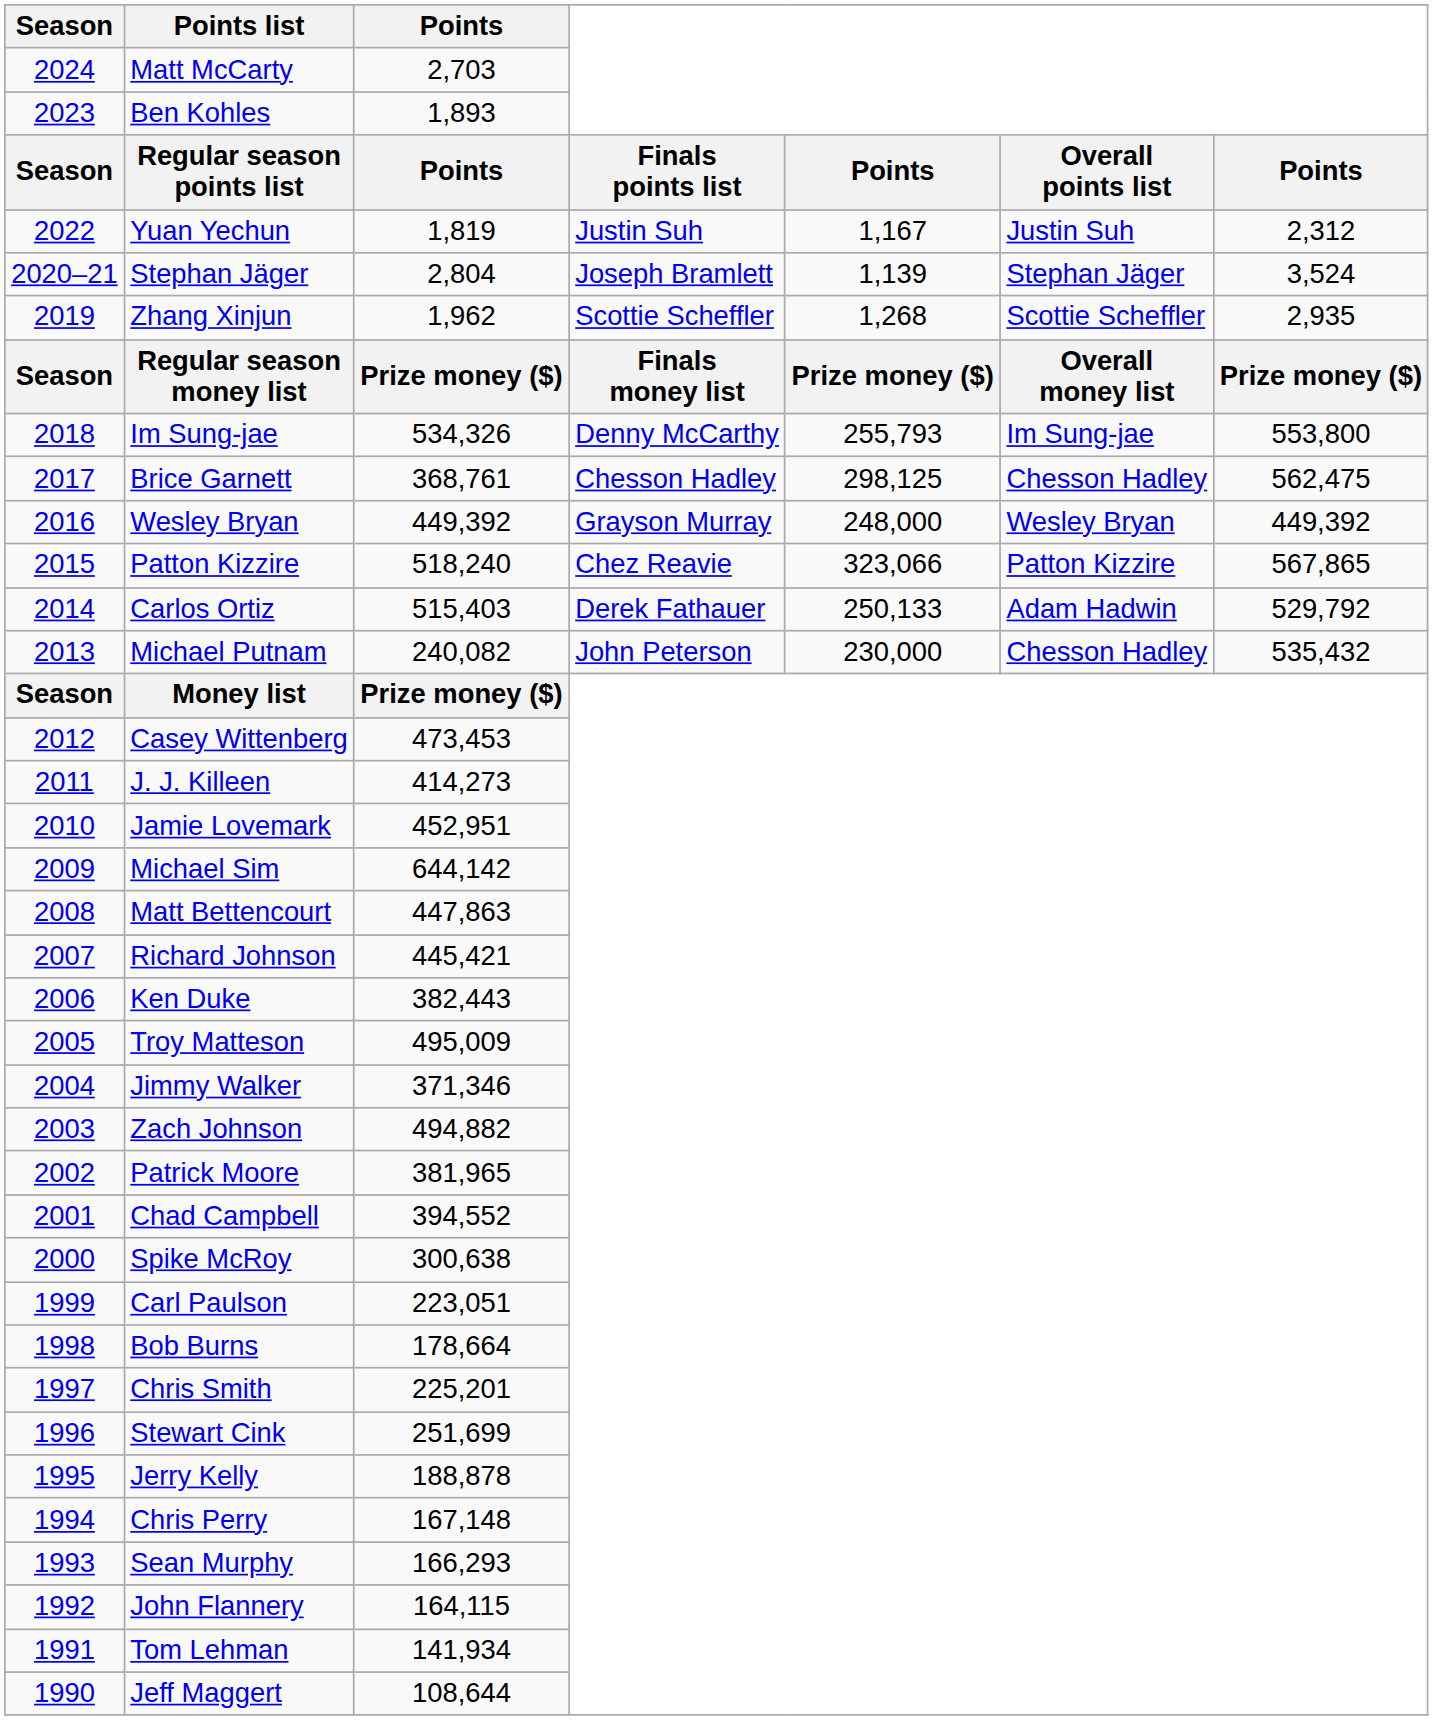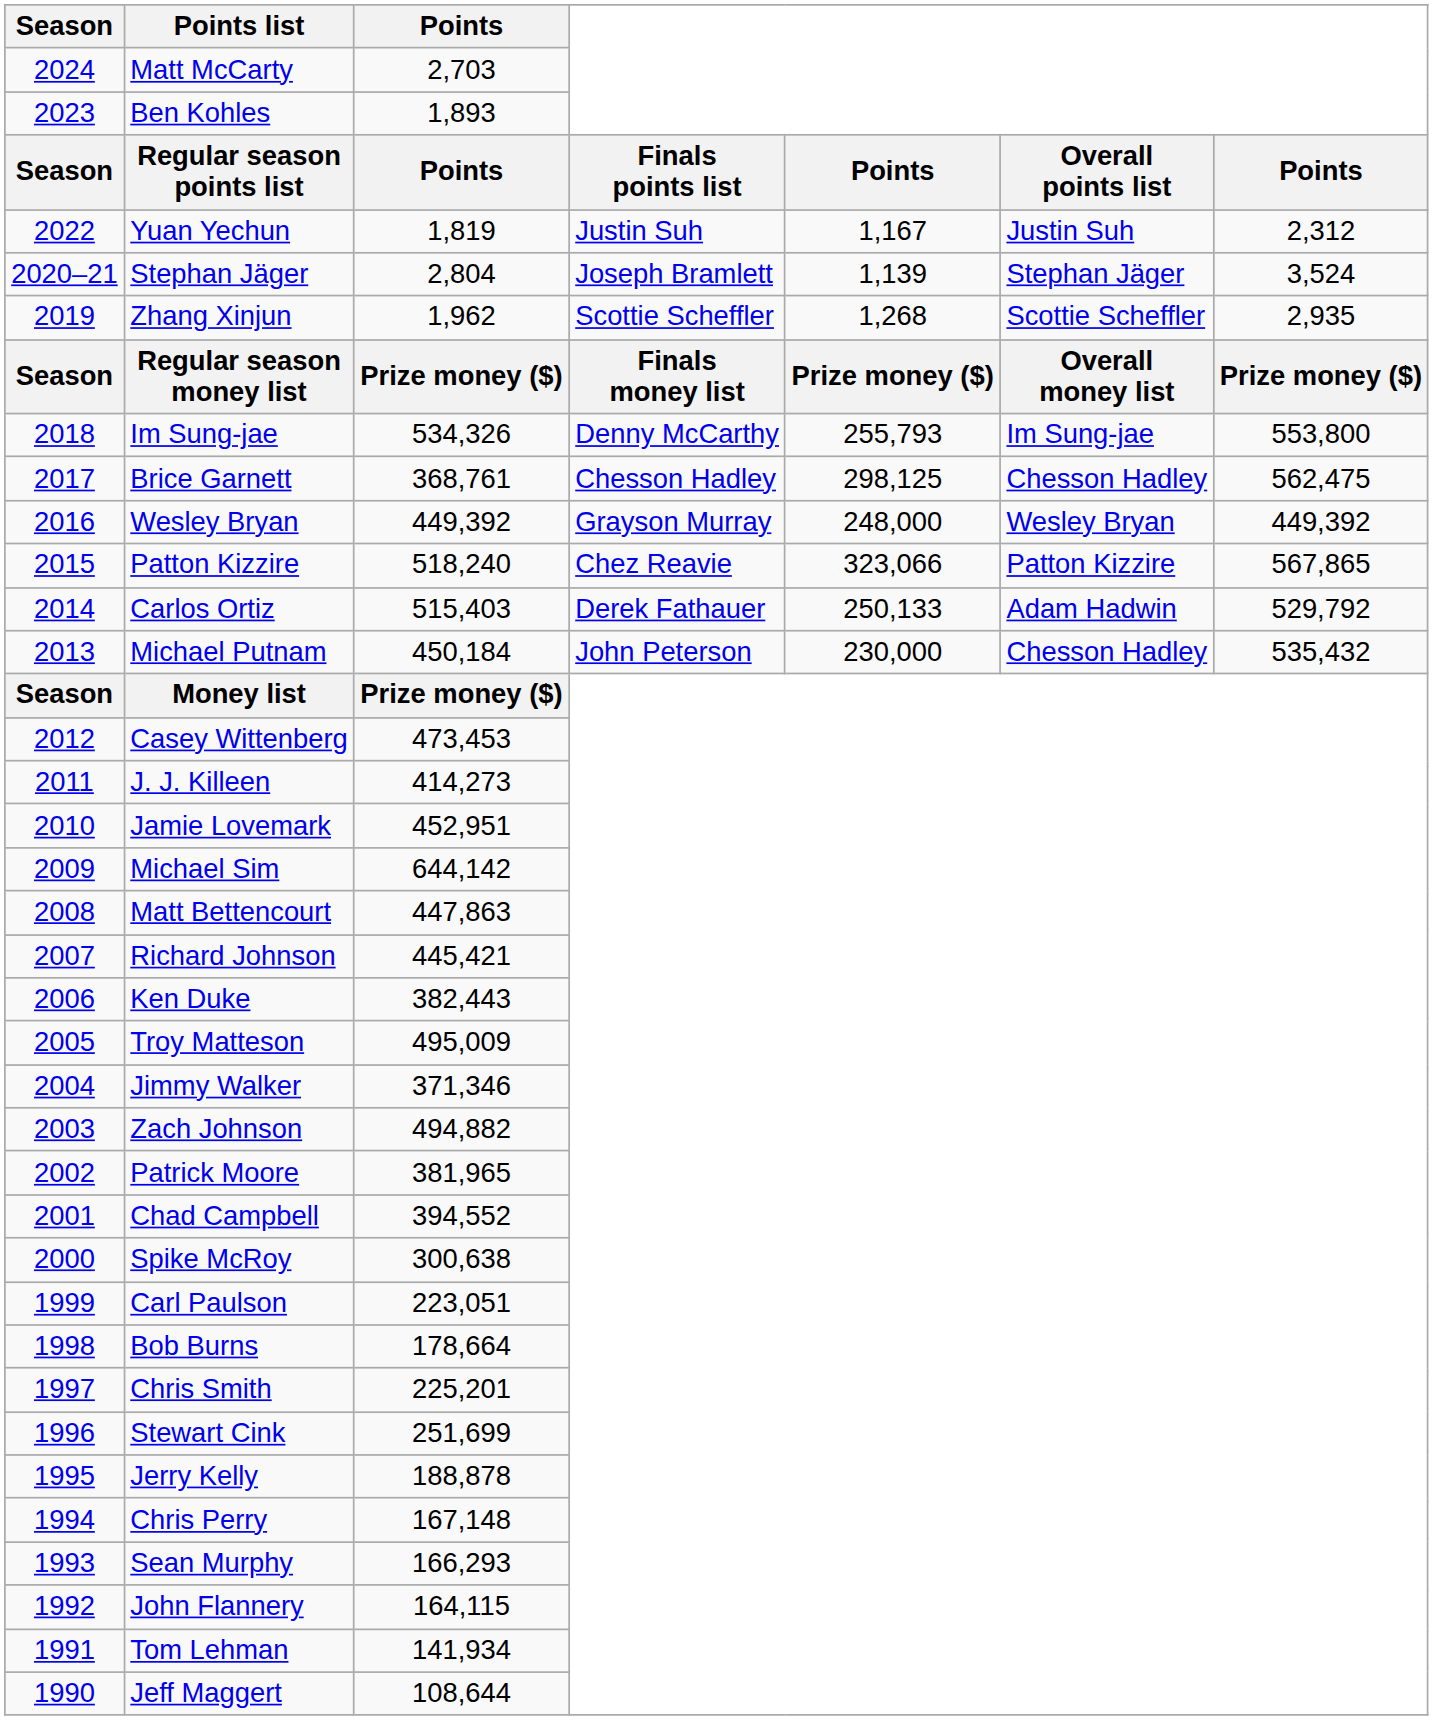(461, 651) 240,082 -> (461, 651) 450,184
